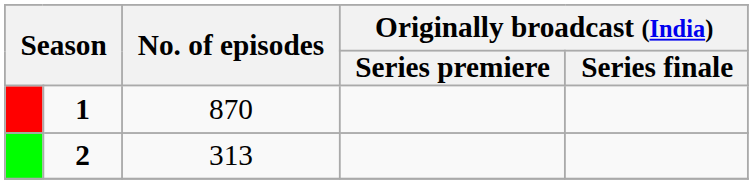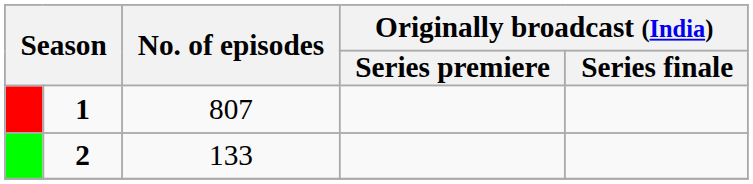(231, 108) 870 -> (231, 108) 807
(231, 155) 313 -> (231, 155) 133
